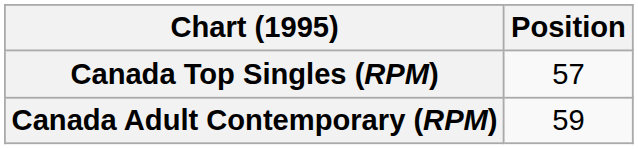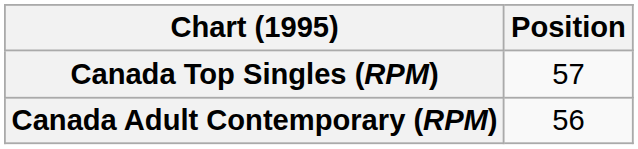(568, 119) 59 -> (568, 119) 56
